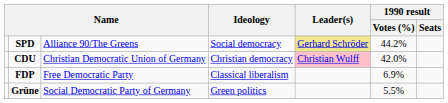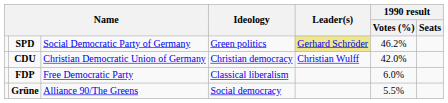(91, 43) Alliance 90/The Greens -> (117, 43) Social Democratic Party of Germany
(246, 43) Social democracy -> (238, 43) Green politics
(394, 43) 44.2% -> (394, 43) 46.2%
(328, 59) pink background -> (328, 59) no background
(394, 75) 6.9% -> (394, 75) 6.0%
(117, 91) Social Democratic Party of Germany -> (91, 91) Alliance 90/The Greens
(238, 91) Green politics -> (246, 91) Social democracy
